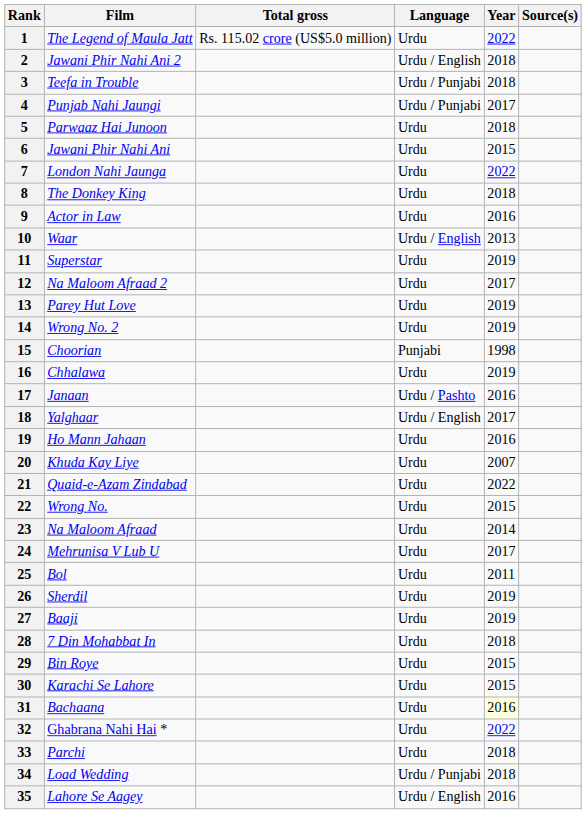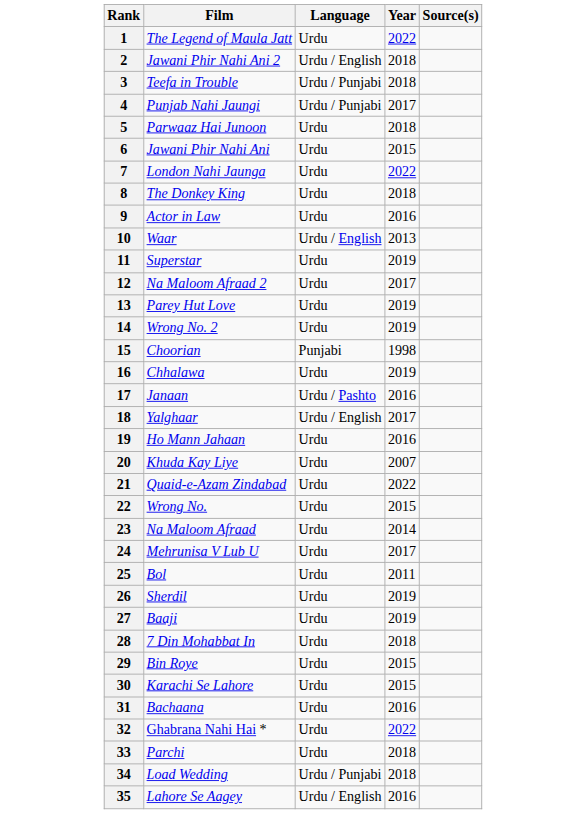- column: (295, 15)
(501, 707) lightyellow background -> (402, 707) no background
